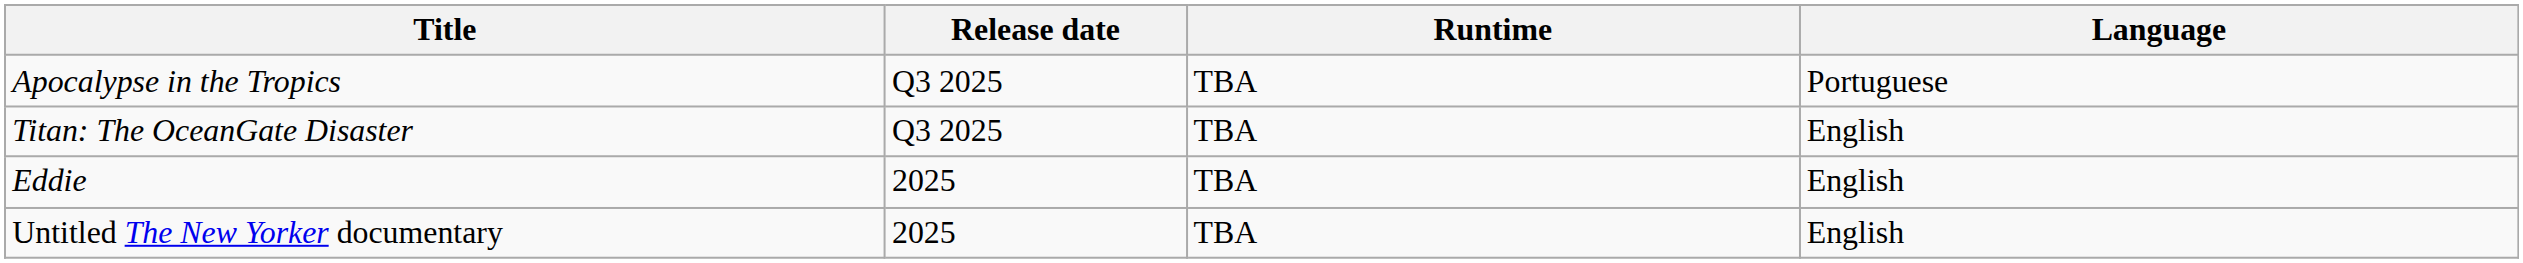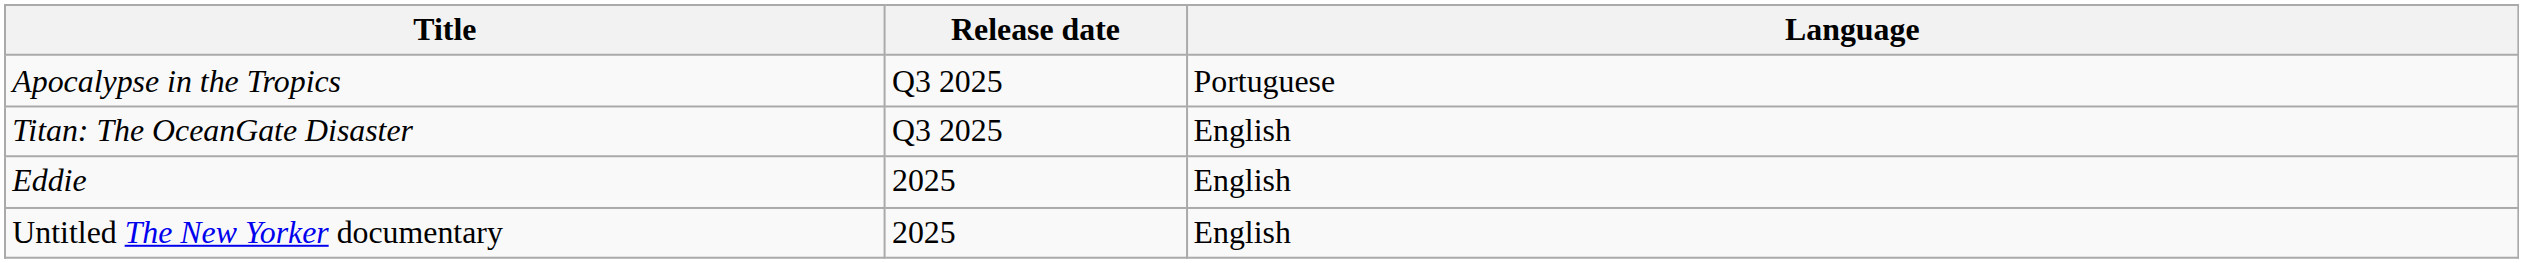- column: (1493, 29)
